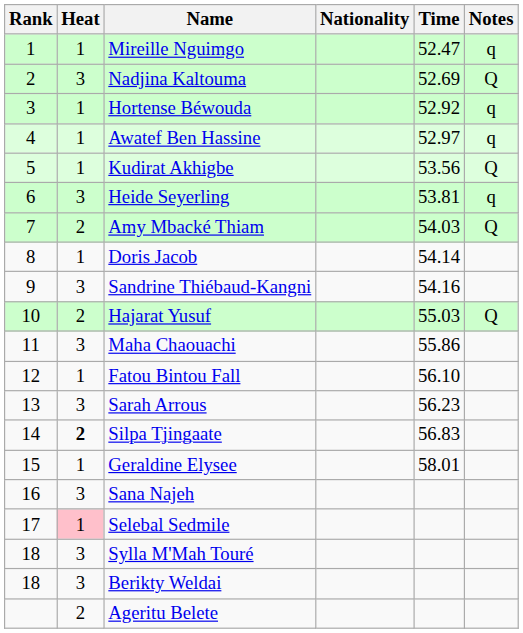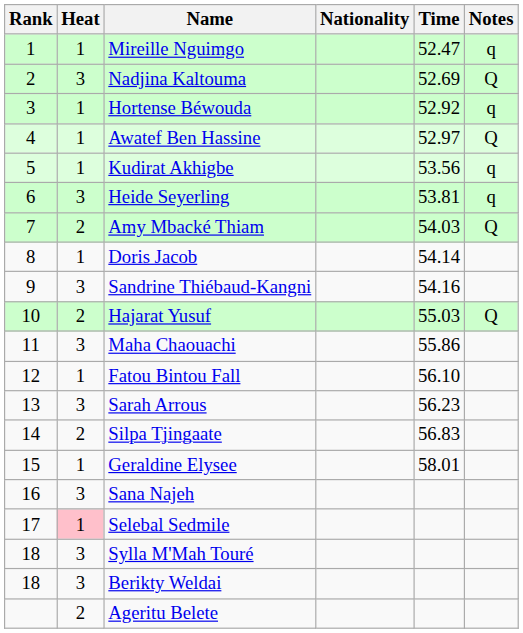(491, 138) q -> (491, 138) Q
(491, 167) Q -> (491, 167) q
(80, 434) bold -> (80, 434) normal
